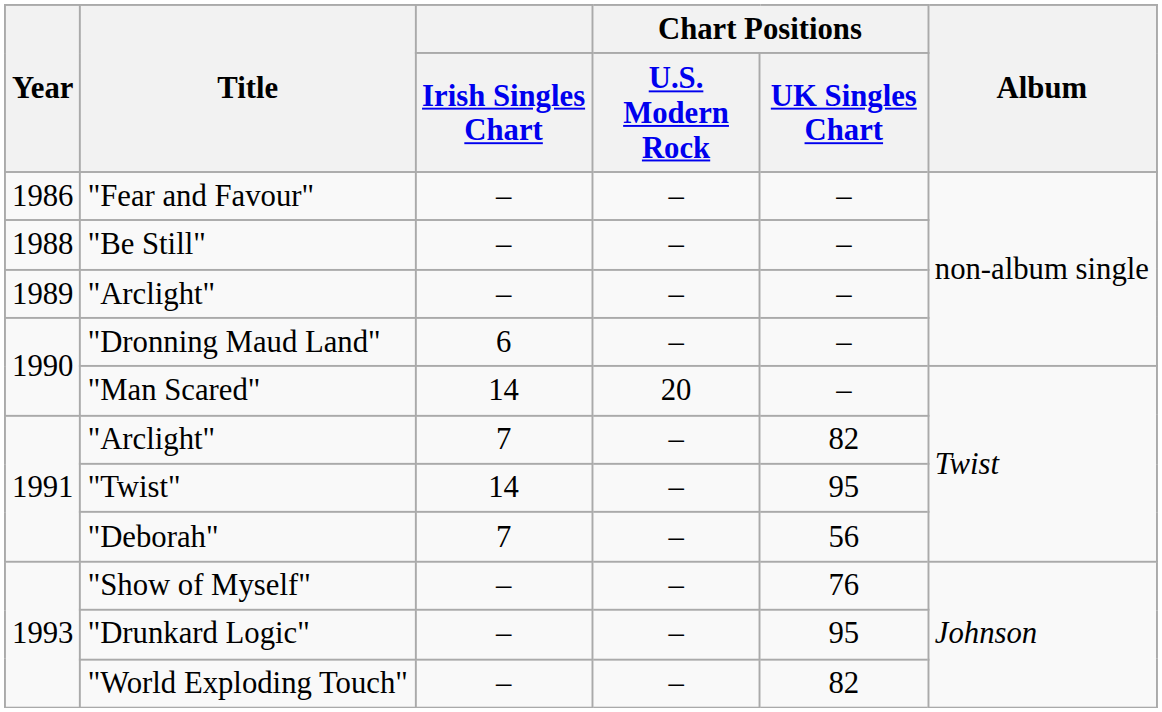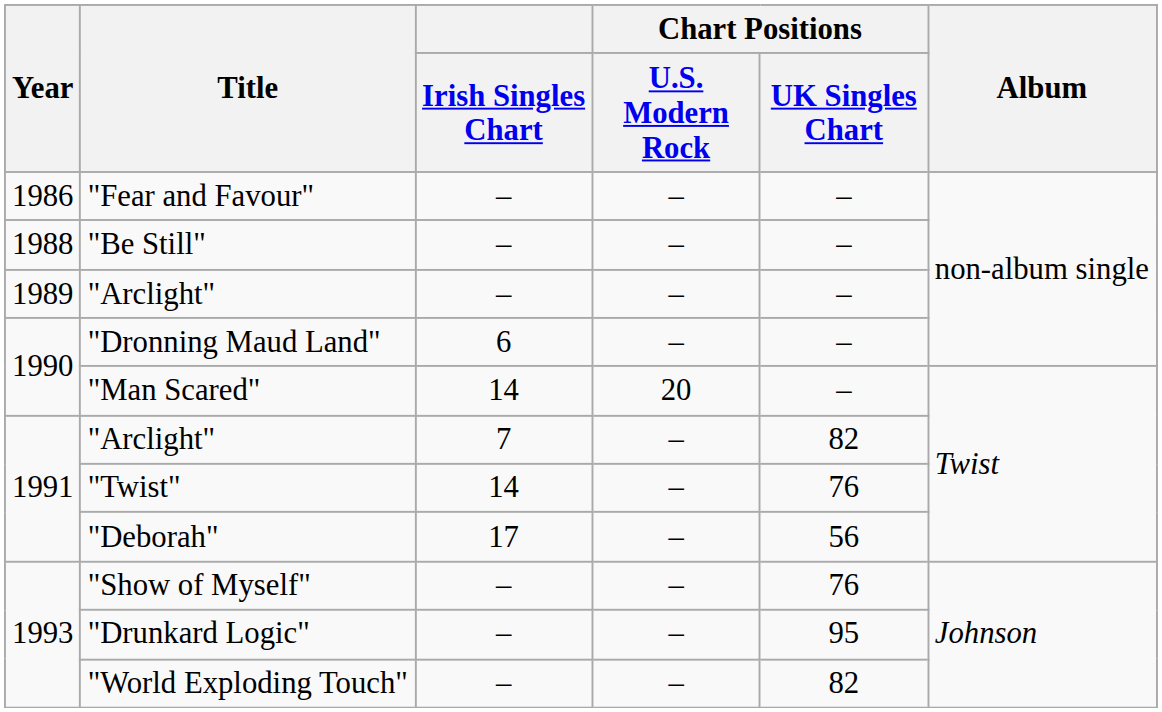(844, 487) 95 -> (844, 487) 76
(504, 536) 7 -> (504, 536) 17
